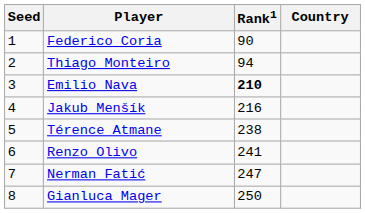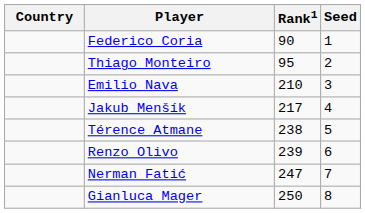columns swapped: (320, 17) <-> (24, 17)
(245, 64) 94 -> (286, 64) 95
(250, 86) bold -> (290, 86) normal
(250, 108) 216 -> (290, 108) 217
(250, 153) 241 -> (290, 153) 239
